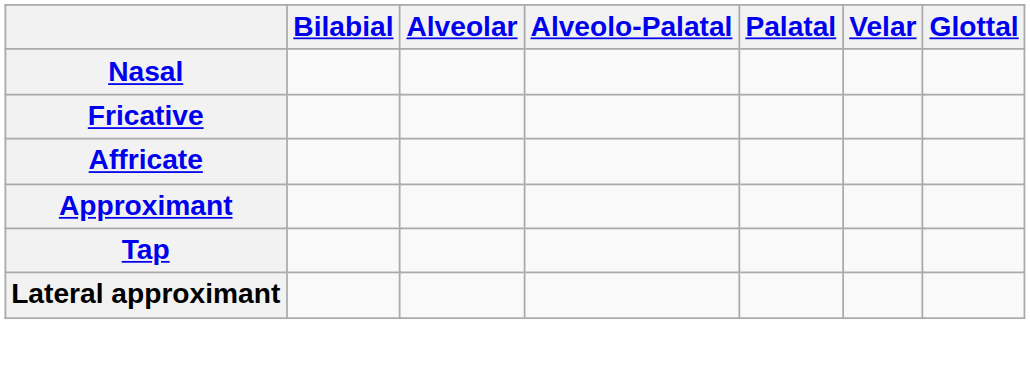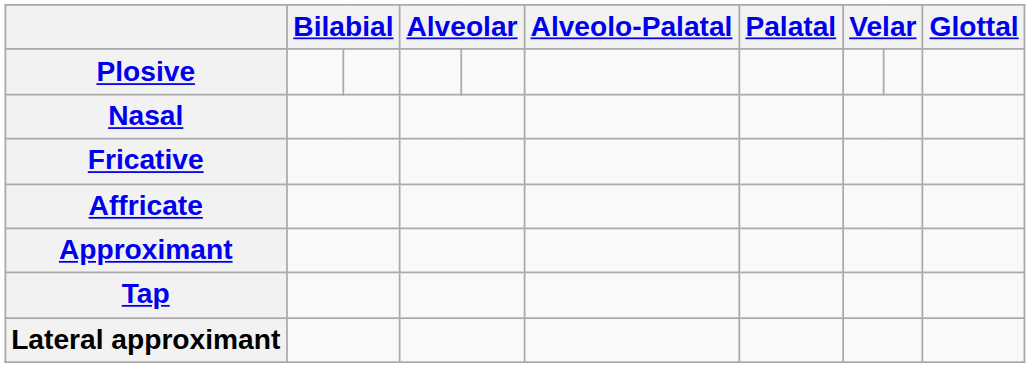+ row: (146, 71)
